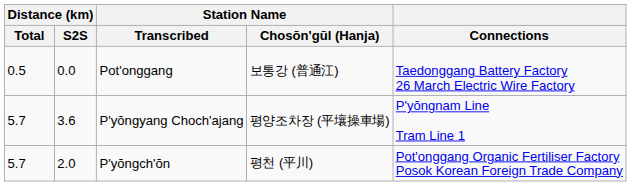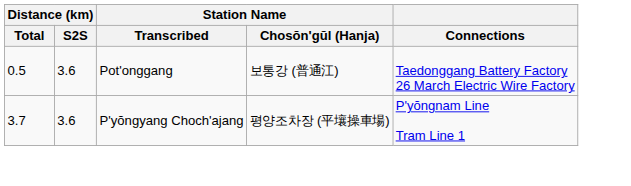(66, 71) 0.0 -> (66, 71) 3.6
(17, 121) 5.7 -> (17, 121) 3.7
- row: (135, 164)
